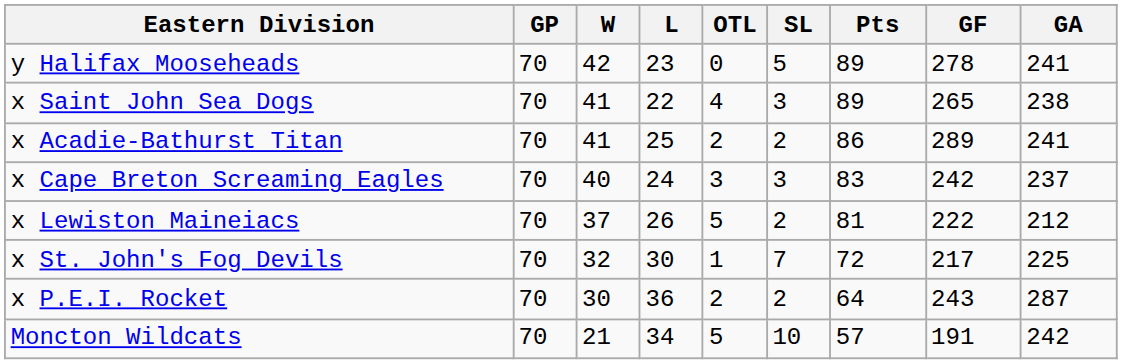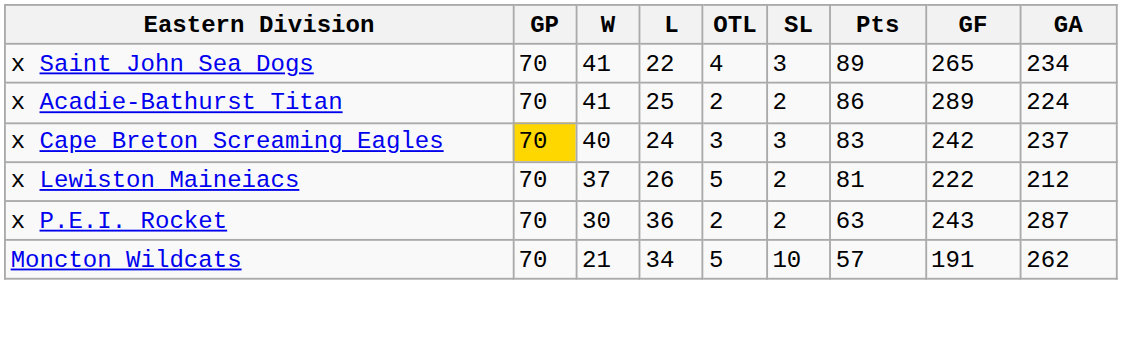- row: (155, 64)
(1048, 103) 238 -> (1048, 64) 234
(1048, 142) 241 -> (1048, 103) 224
(533, 181) no background -> (533, 142) gold background
- row: (177, 260)
(850, 299) 64 -> (850, 221) 63
(1048, 338) 242 -> (1048, 260) 262
